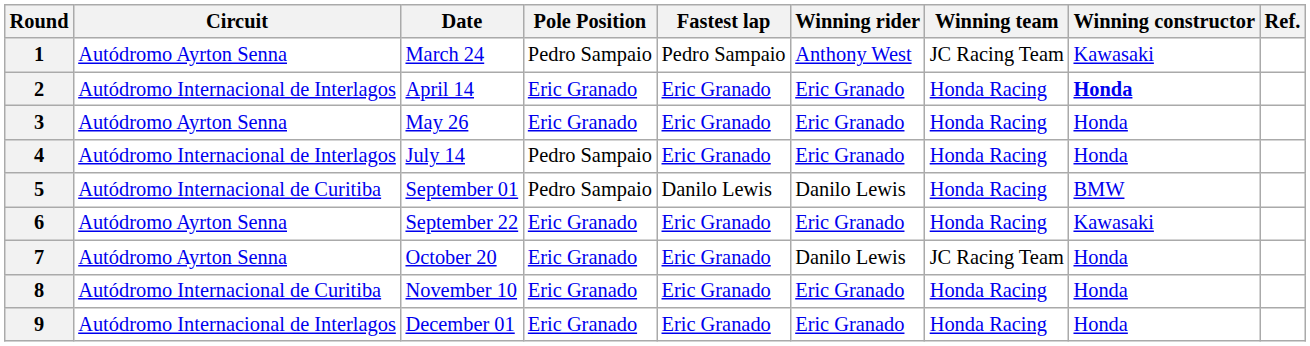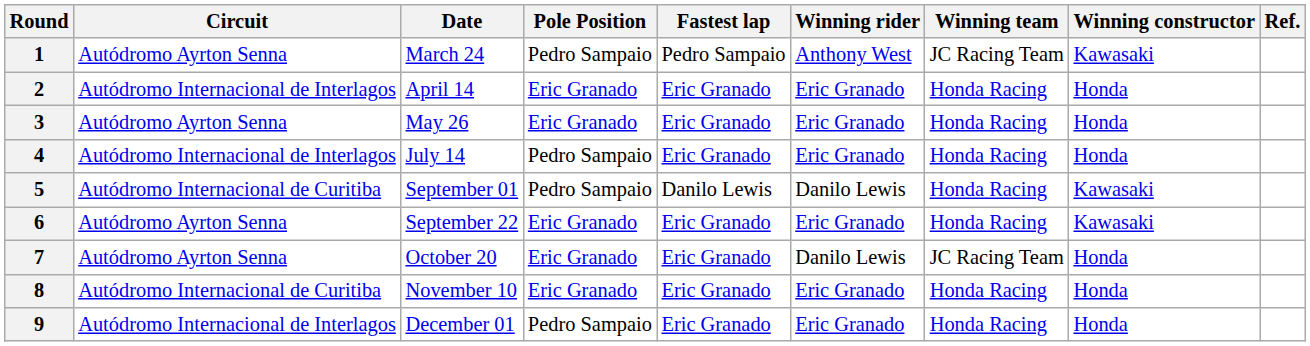(1103, 88) bold -> (1101, 88) normal
(1099, 189) BMW -> (1114, 189) Kawasaki
(582, 323) Eric Granado -> (590, 323) Pedro Sampaio
